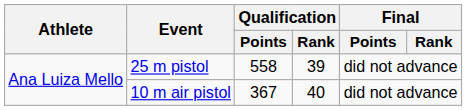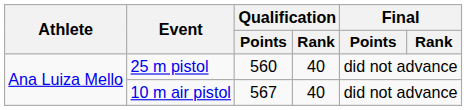(263, 67) 558 -> (263, 67) 560
(316, 67) 39 -> (316, 67) 40
(263, 93) 367 -> (263, 93) 567
